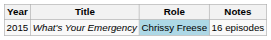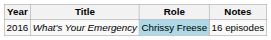(17, 27) 2015 -> (17, 27) 2016
